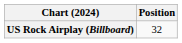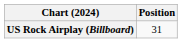(157, 29) 32 -> (157, 29) 31
